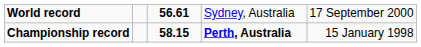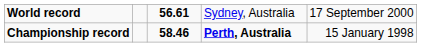(174, 32) 58.15 -> (174, 32) 58.46
